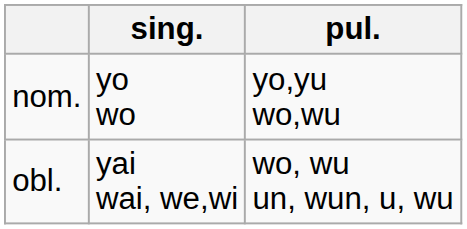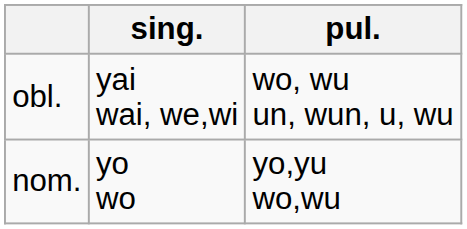rows swapped: (47, 96) <-> (37, 180)
